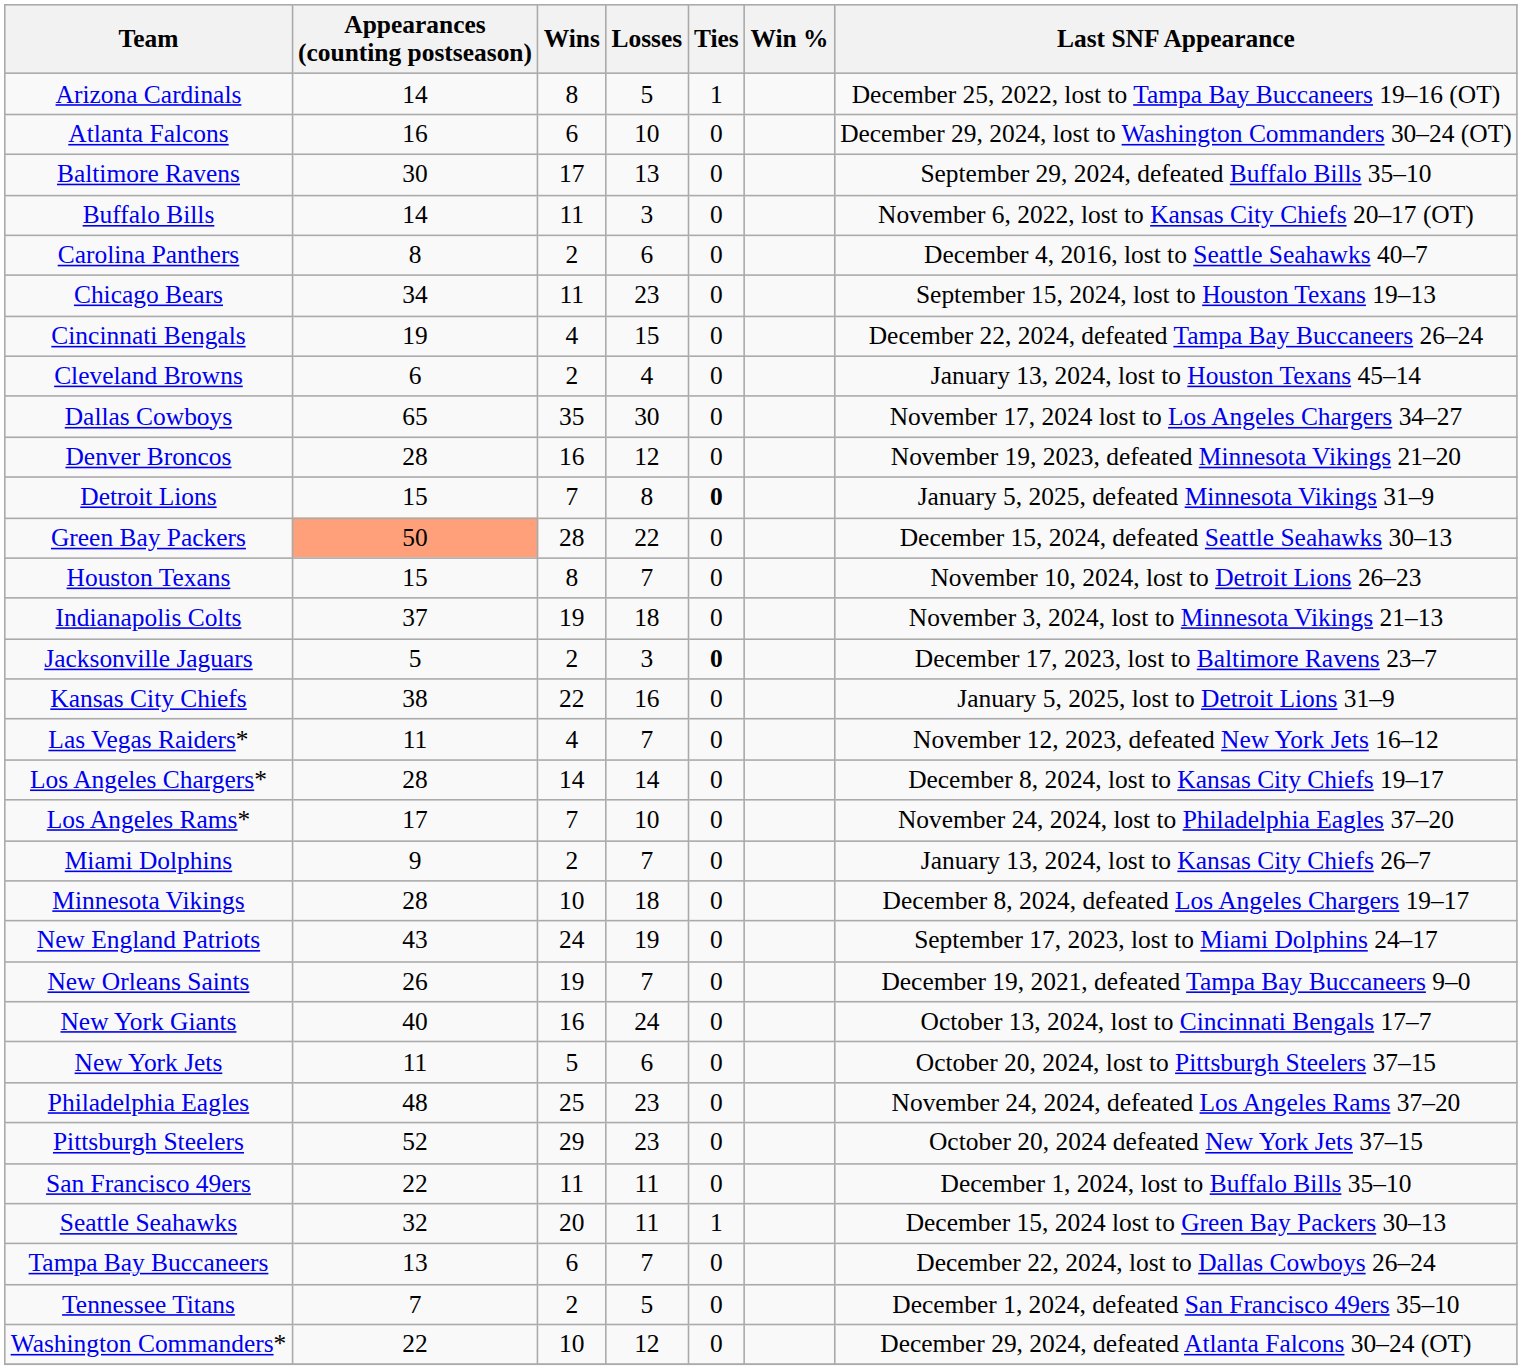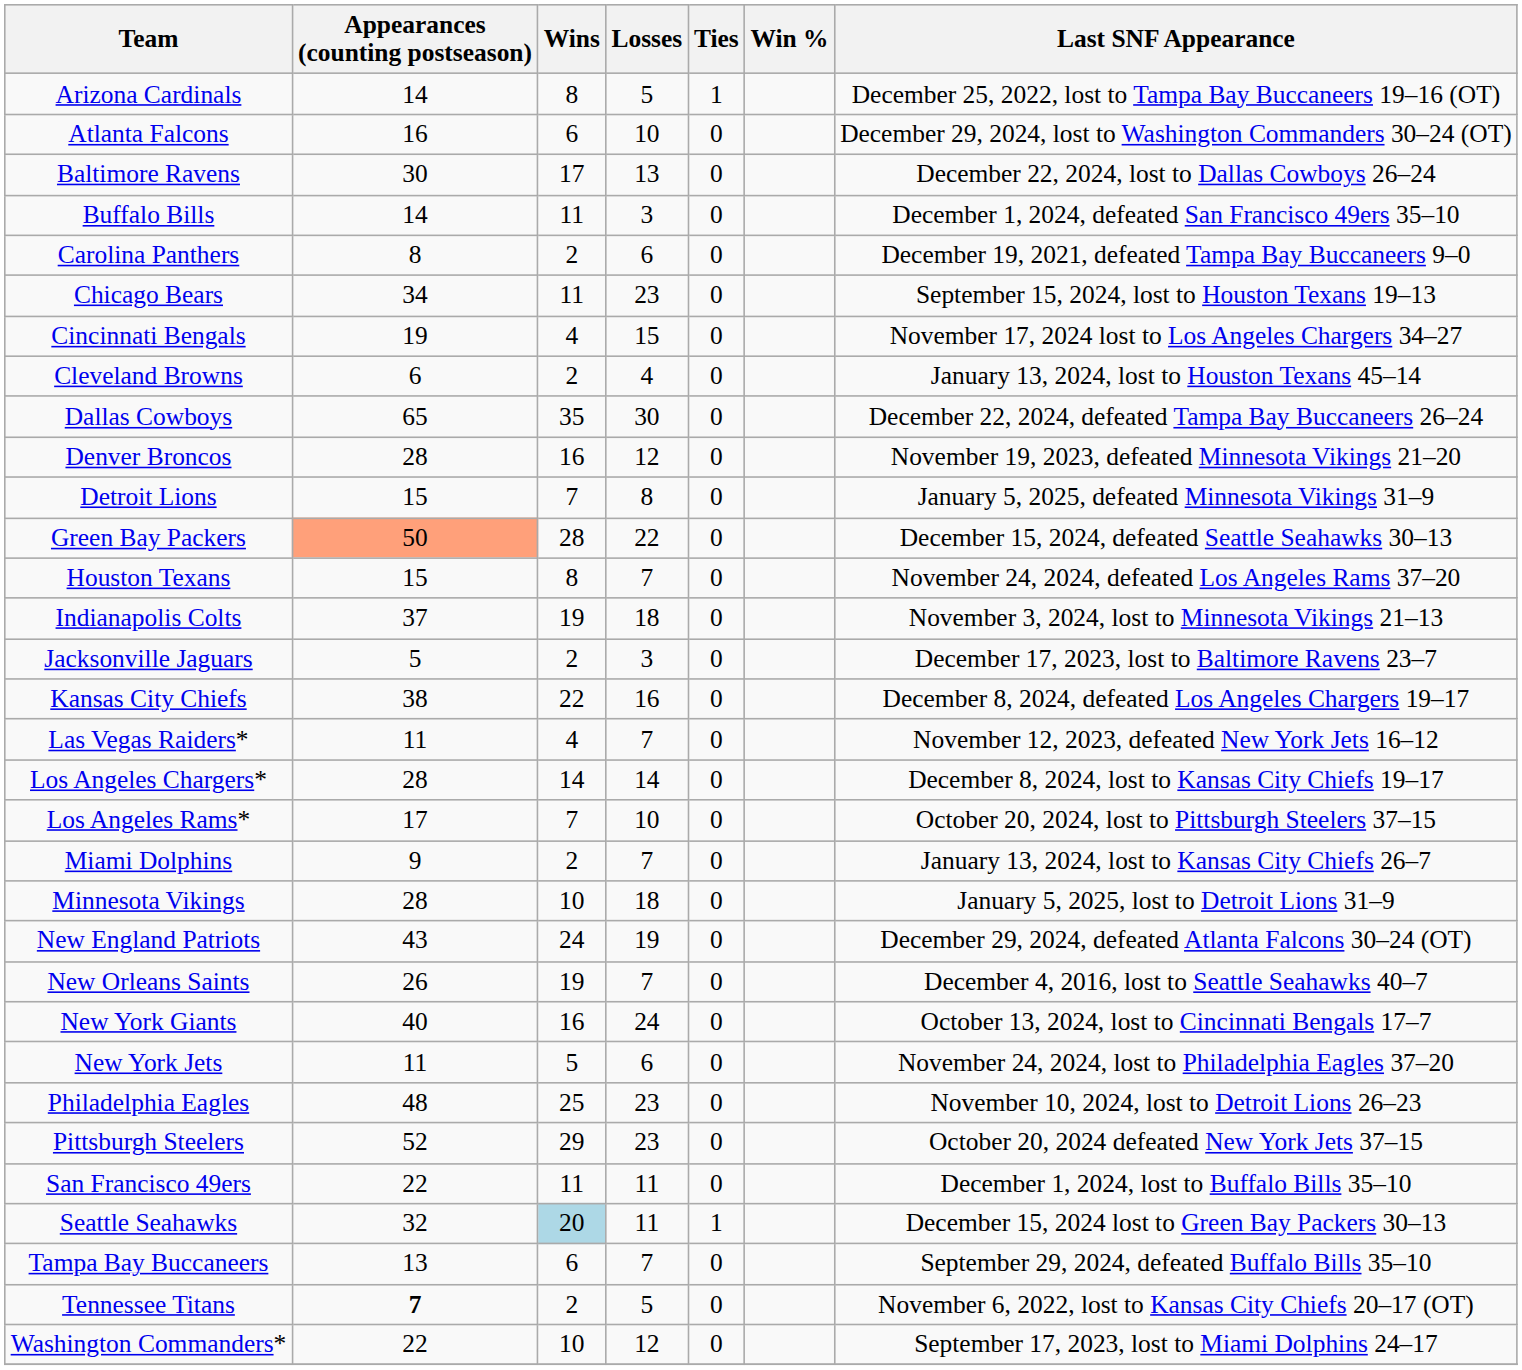(1176, 174) September 29, 2024, defeated Buffalo Bills 35–10 -> (1176, 174) December 22, 2024, lost to Dallas Cowboys 26–24
(1176, 214) November 6, 2022, lost to Kansas City Chiefs 20–17 (OT) -> (1176, 214) December 1, 2024, defeated San Francisco 49ers 35–10
(1176, 255) December 4, 2016, lost to Seattle Seahawks 40–7 -> (1176, 255) December 19, 2021, defeated Tampa Bay Buccaneers 9–0
(1176, 335) December 22, 2024, defeated Tampa Bay Buccaneers 26–24 -> (1176, 335) November 17, 2024 lost to Los Angeles Chargers 34–27
(1176, 416) November 17, 2024 lost to Los Angeles Chargers 34–27 -> (1176, 416) December 22, 2024, defeated Tampa Bay Buccaneers 26–24
(716, 497) bold -> (716, 497) normal
(1176, 577) November 10, 2024, lost to Detroit Lions 26–23 -> (1176, 577) November 24, 2024, defeated Los Angeles Rams 37–20
(716, 658) bold -> (716, 658) normal
(1176, 698) January 5, 2025, lost to Detroit Lions 31–9 -> (1176, 698) December 8, 2024, defeated Los Angeles Chargers 19–17
(1176, 819) November 24, 2024, lost to Philadelphia Eagles 37–20 -> (1176, 819) October 20, 2024, lost to Pittsburgh Steelers 37–15
(1176, 900) December 8, 2024, defeated Los Angeles Chargers 19–17 -> (1176, 900) January 5, 2025, lost to Detroit Lions 31–9
(1176, 940) September 17, 2023, lost to Miami Dolphins 24–17 -> (1176, 940) December 29, 2024, defeated Atlanta Falcons 30–24 (OT)
(1176, 981) December 19, 2021, defeated Tampa Bay Buccaneers 9–0 -> (1176, 981) December 4, 2016, lost to Seattle Seahawks 40–7
(1176, 1061) October 20, 2024, lost to Pittsburgh Steelers 37–15 -> (1176, 1061) November 24, 2024, lost to Philadelphia Eagles 37–20
(1176, 1102) November 24, 2024, defeated Los Angeles Rams 37–20 -> (1176, 1102) November 10, 2024, lost to Detroit Lions 26–23
(572, 1223) no background -> (572, 1223) lightblue background
(1176, 1263) December 22, 2024, lost to Dallas Cowboys 26–24 -> (1176, 1263) September 29, 2024, defeated Buffalo Bills 35–10
(415, 1304) normal -> (415, 1304) bold
(1176, 1304) December 1, 2024, defeated San Francisco 49ers 35–10 -> (1176, 1304) November 6, 2022, lost to Kansas City Chiefs 20–17 (OT)
(1176, 1344) December 29, 2024, defeated Atlanta Falcons 30–24 (OT) -> (1176, 1344) September 17, 2023, lost to Miami Dolphins 24–17
